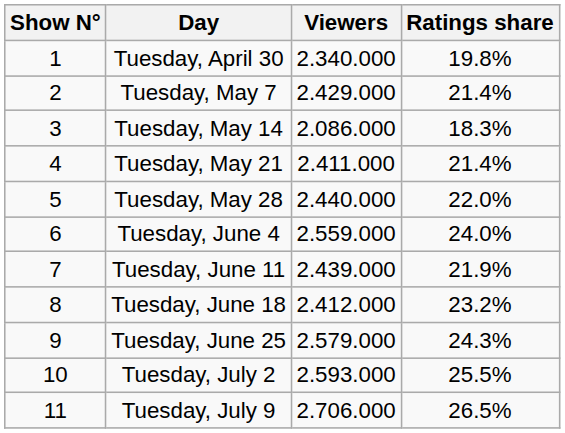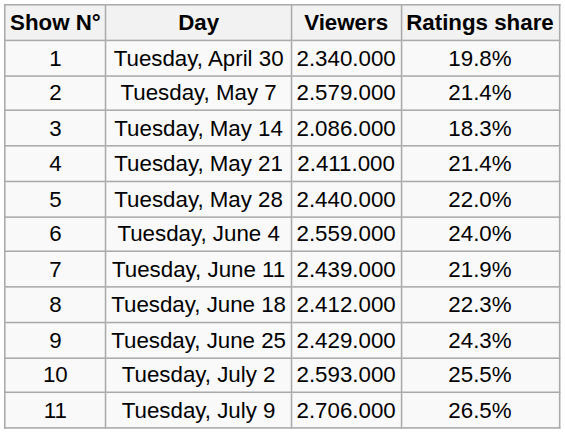(346, 93) 2.429.000 -> (346, 93) 2.579.000
(480, 305) 23.2% -> (480, 305) 22.3%
(346, 340) 2.579.000 -> (346, 340) 2.429.000
